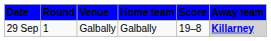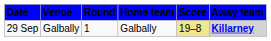columns swapped: (94, 12) <-> (59, 12)
(190, 28) no background -> (190, 28) khaki background
